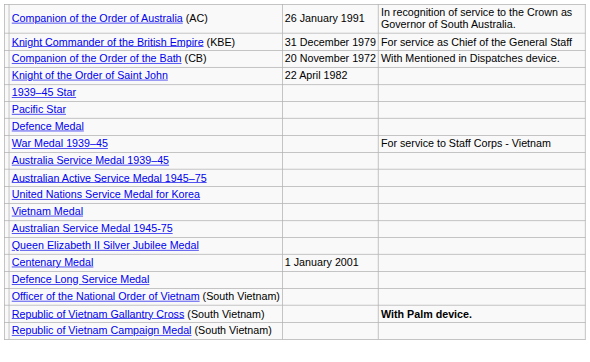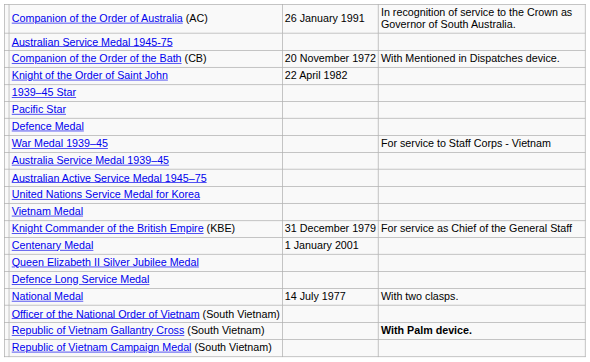rows swapped: (123, 42) <-> (92, 229)
rows swapped: (105, 246) <-> (53, 263)
+ row: (48, 297)
